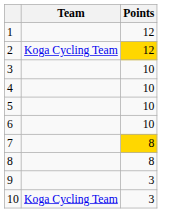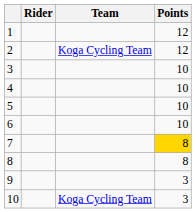+ column: (38, 13)
(149, 50) gold background -> (182, 50) no background
